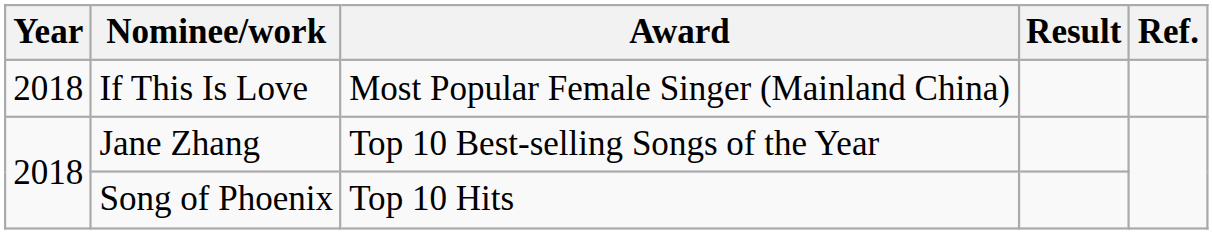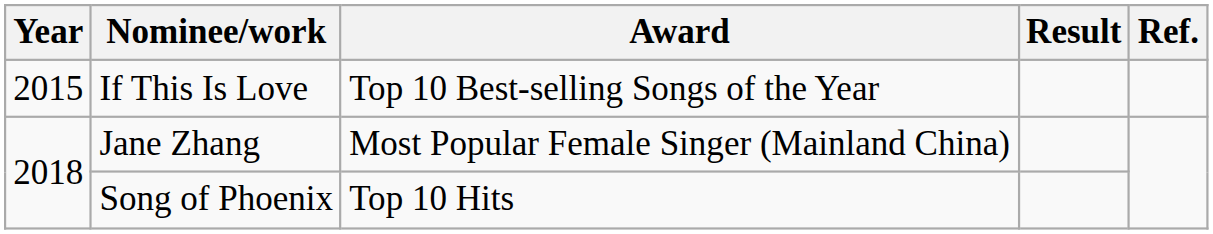(48, 87) 2018 -> (48, 87) 2015
(680, 87) Most Popular Female Singer (Mainland China) -> (614, 87) Top 10 Best-selling Songs of the Year
(614, 143) Top 10 Best-selling Songs of the Year -> (680, 143) Most Popular Female Singer (Mainland China)
